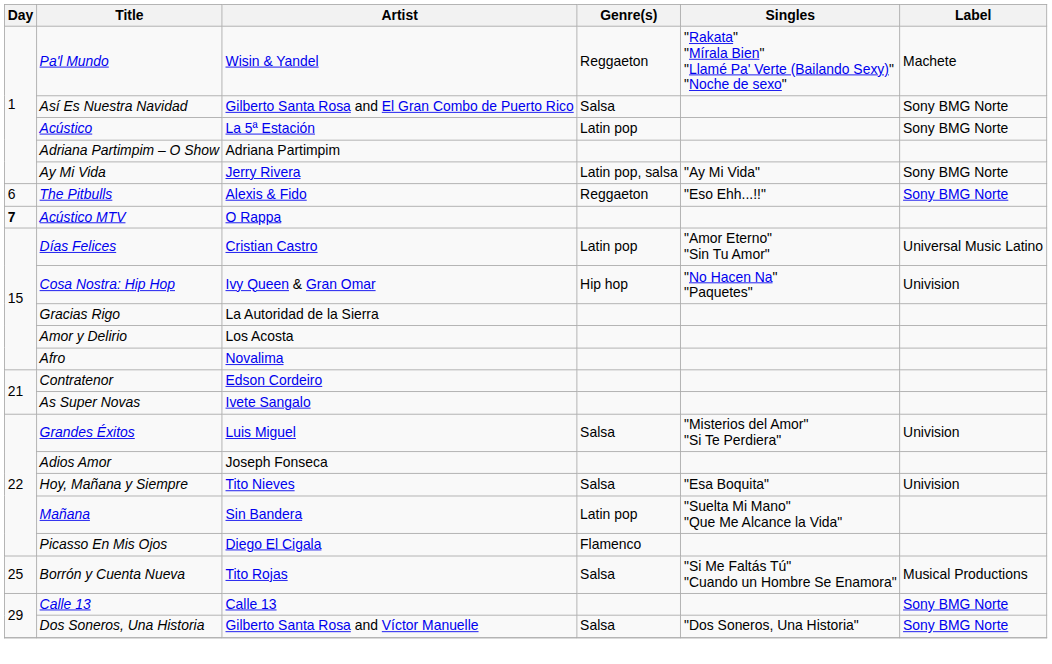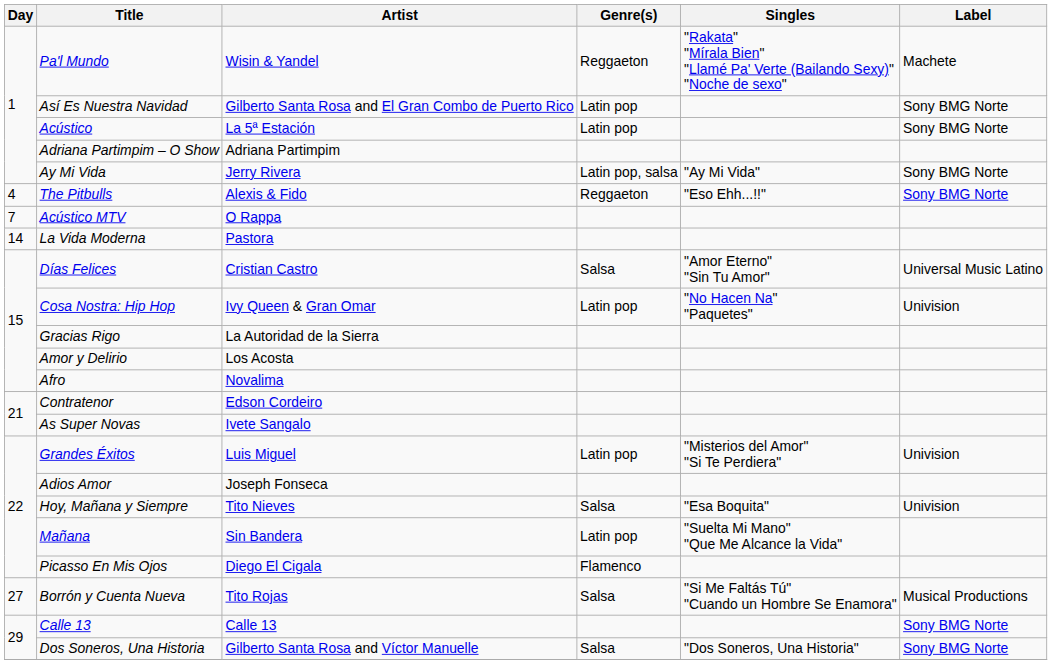(598, 106) Salsa -> (609, 106) Latin pop
(12, 194) 6 -> (12, 194) 4
(12, 217) bold -> (12, 217) normal
+ row: (92, 239)
(609, 246) Latin pop -> (598, 269) Salsa
(604, 284) Hip hop -> (609, 306) Latin pop
(598, 432) Salsa -> (609, 454) Latin pop
(15, 574) 25 -> (15, 596) 27
